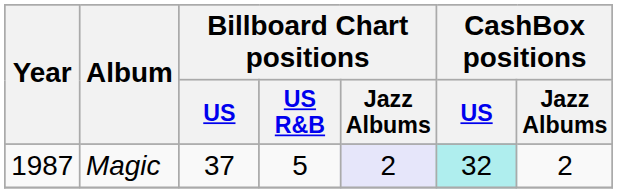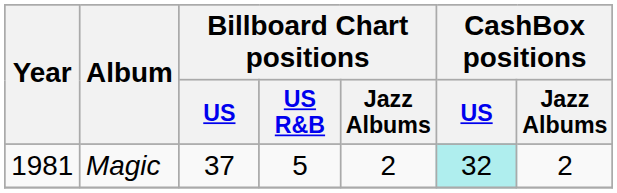(42, 165) 1987 -> (42, 165) 1981
(388, 165) lavender background -> (388, 165) no background
